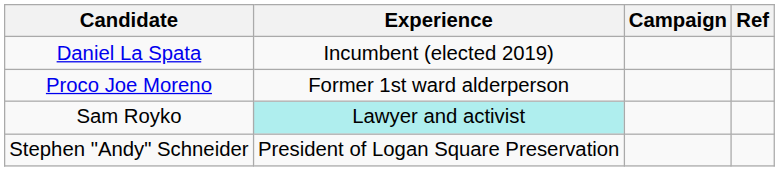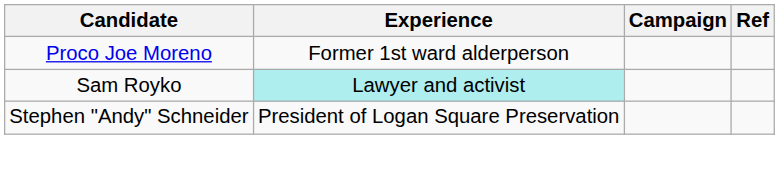- row: (129, 52)
